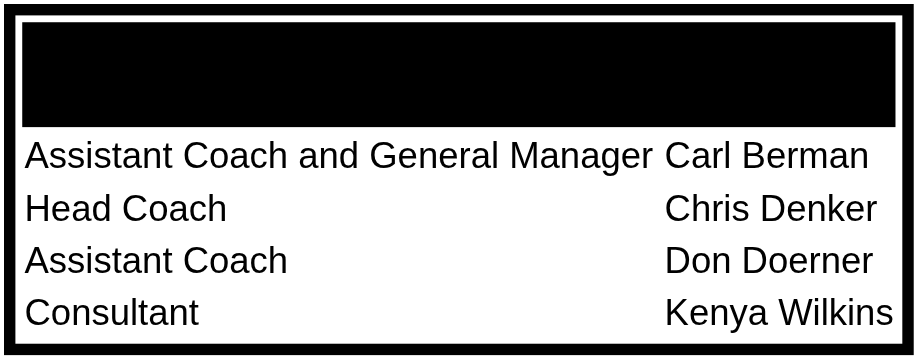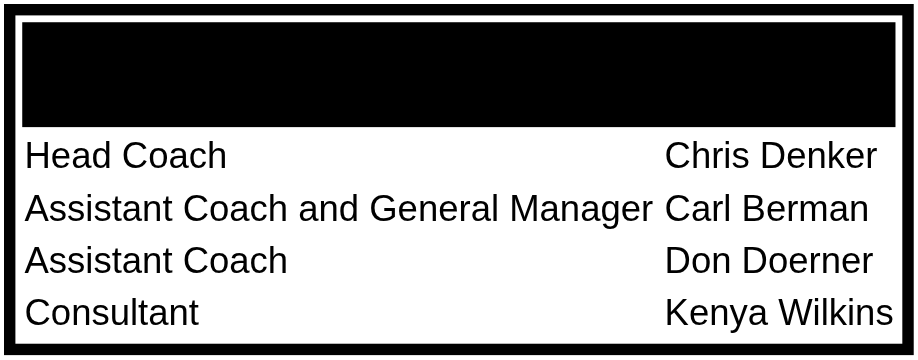rows swapped: (126, 208) <-> (339, 156)
